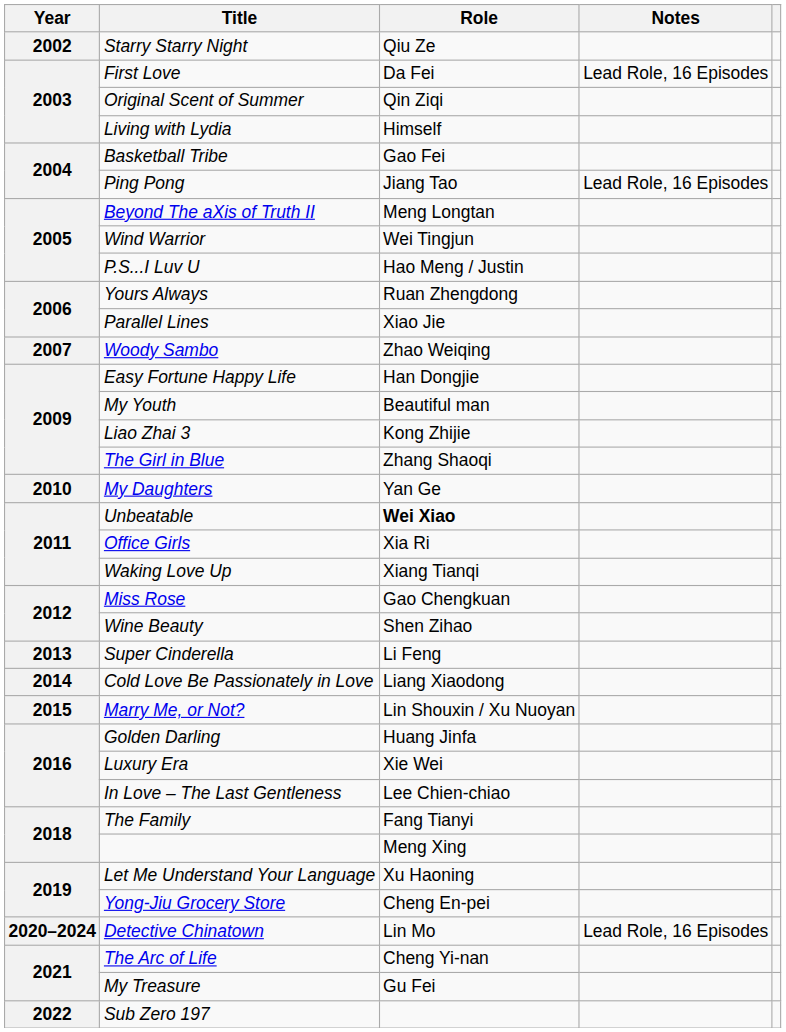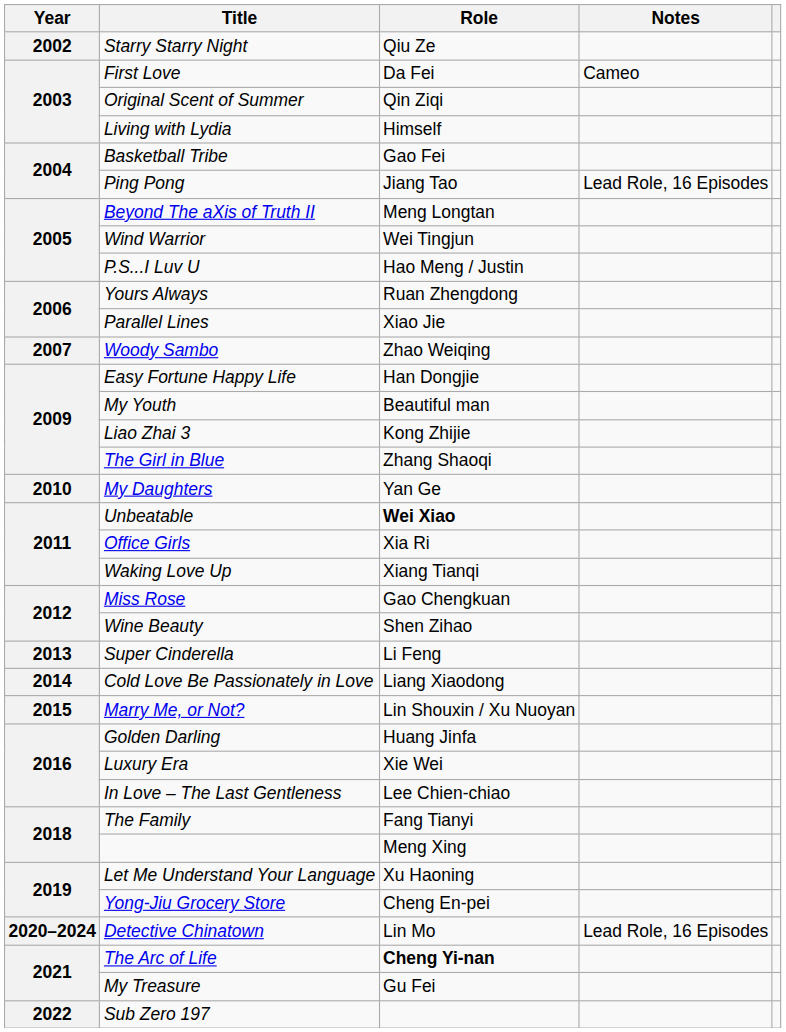(676, 73) Lead Role, 16 Episodes -> (611, 73) Cameo
(436, 958) normal -> (439, 958) bold
